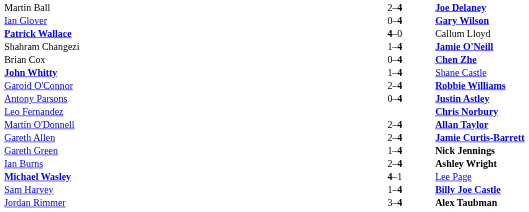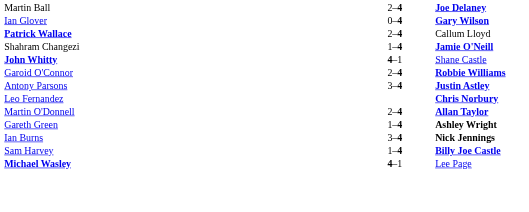(395, 33) 4–0 -> (395, 33) 2–4
- row: (25, 59)
(395, 72) 1–4 -> (395, 59) 4–1
(395, 99) 0–4 -> (395, 85) 3–4
- row: (30, 138)
(465, 151) Nick Jennings -> (466, 125) Ashley Wright
(395, 164) 2–4 -> (395, 138) 3–4
(466, 164) Ashley Wright -> (465, 138) Nick Jennings
rows swapped: (29, 190) <-> (38, 177)
- row: (35, 203)
